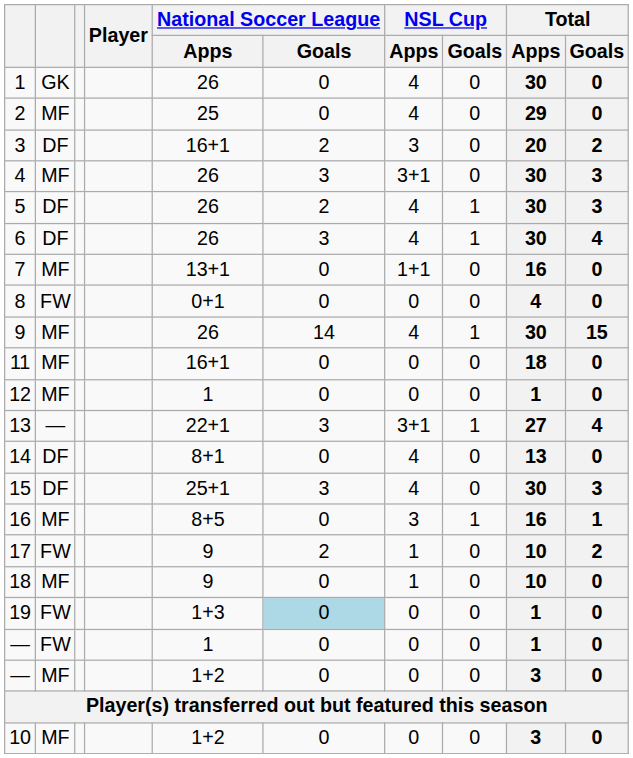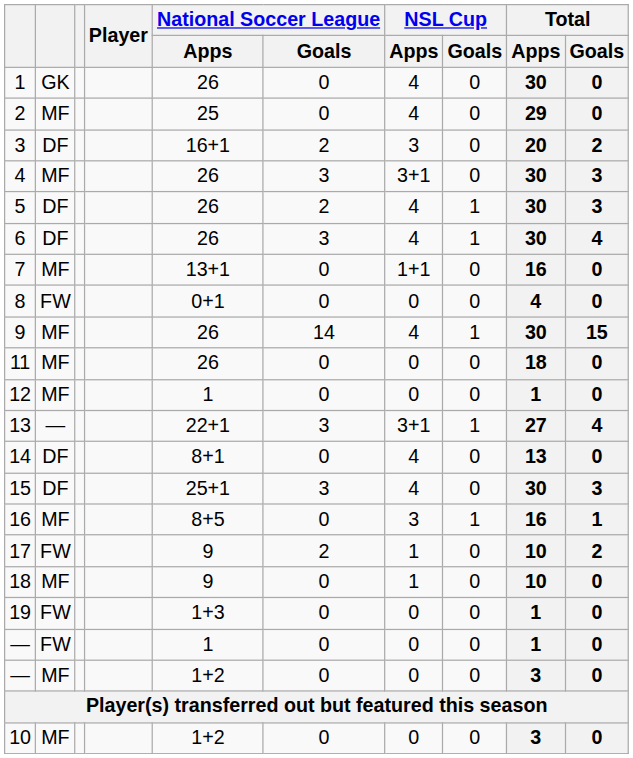(208, 363) 16+1 -> (208, 363) 26
(324, 613) lightblue background -> (324, 613) no background
